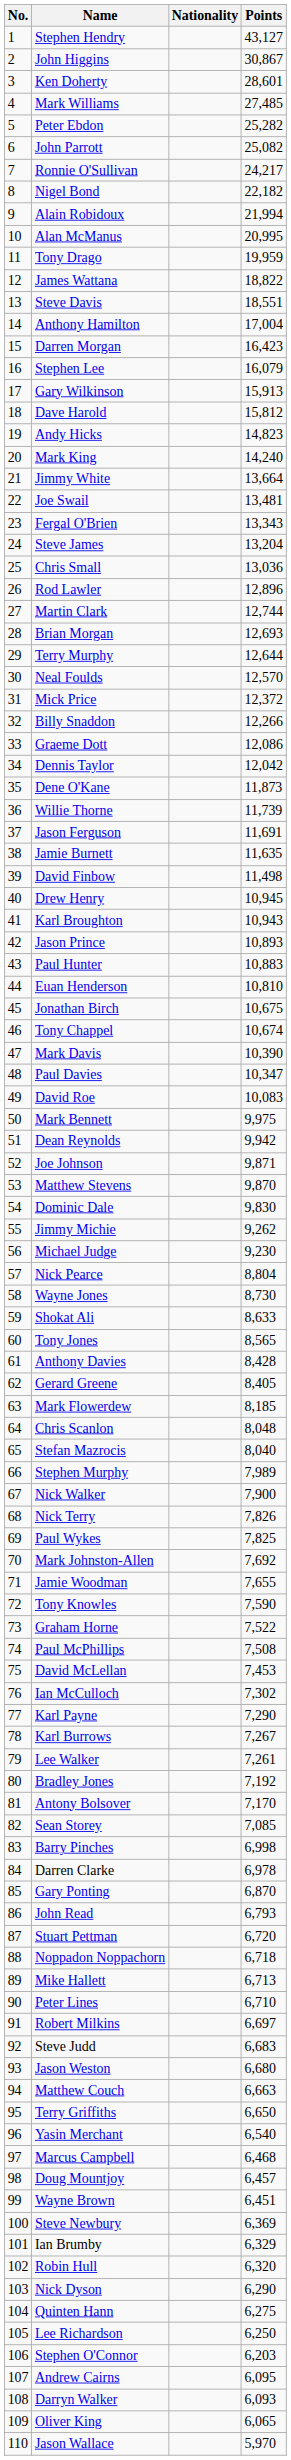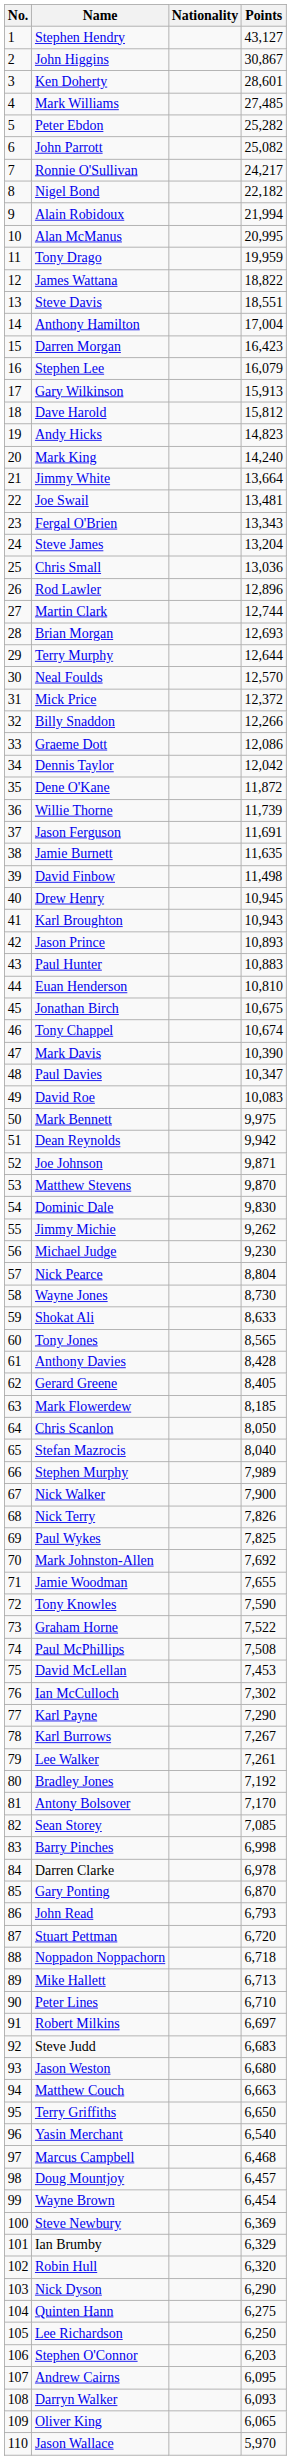(263, 788) 11,873 -> (263, 788) 11,872
(260, 1428) 8,048 -> (260, 1428) 8,050
(260, 2201) 6,451 -> (260, 2201) 6,454
